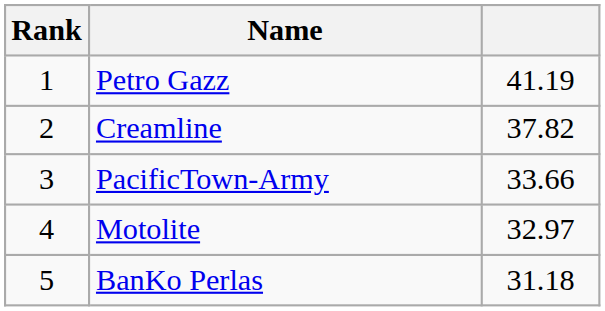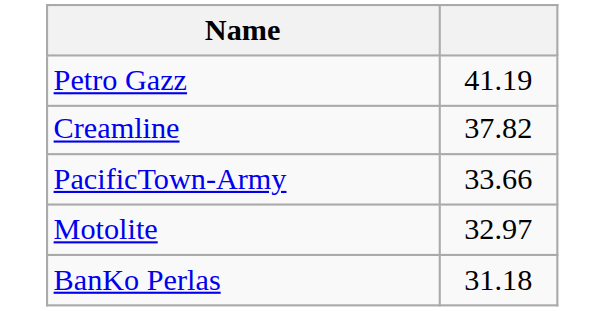- column: (47, 29)
